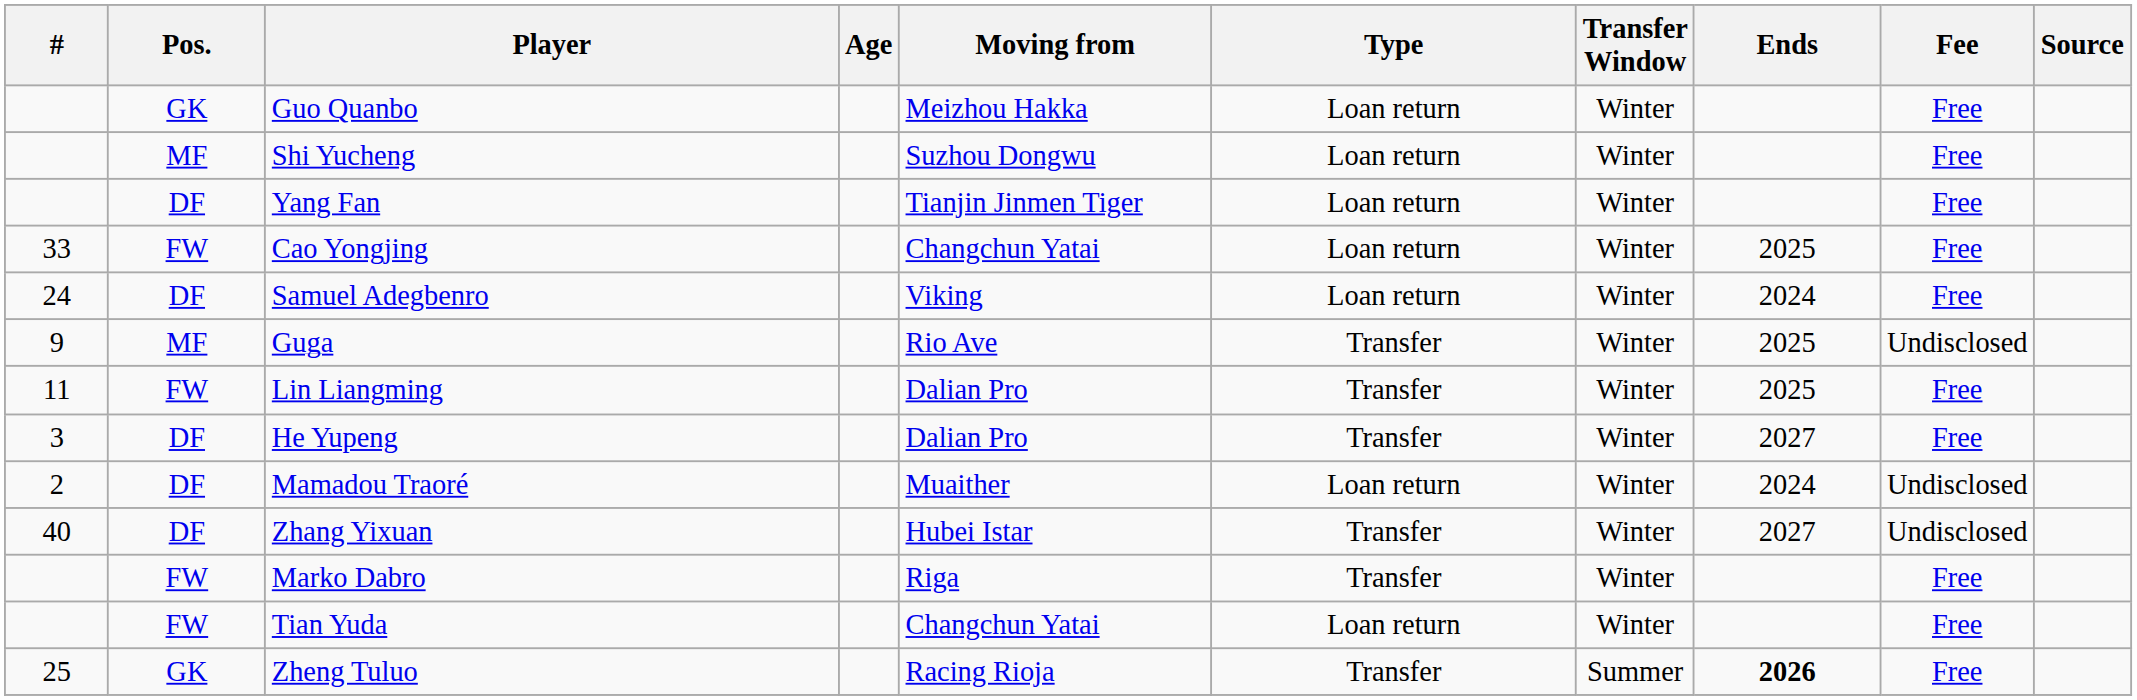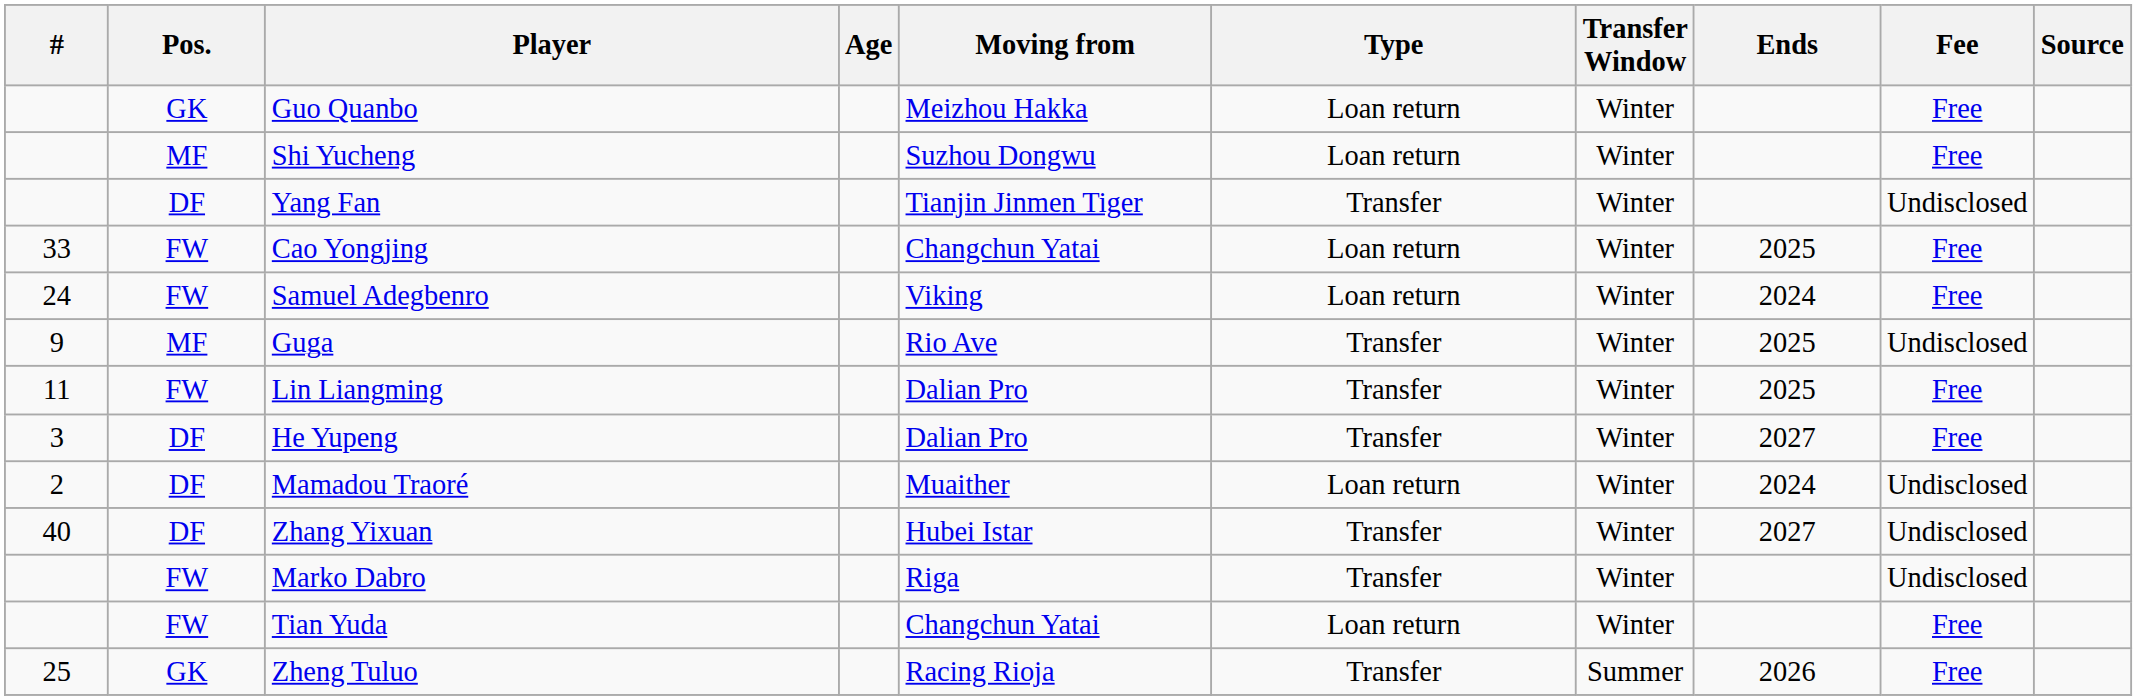(1394, 202) Loan return -> (1394, 202) Transfer
(1957, 202) Free -> (1957, 202) Undisclosed
(187, 296) DF -> (187, 296) FW
(1957, 577) Free -> (1957, 577) Undisclosed
(1787, 671) bold -> (1787, 671) normal
